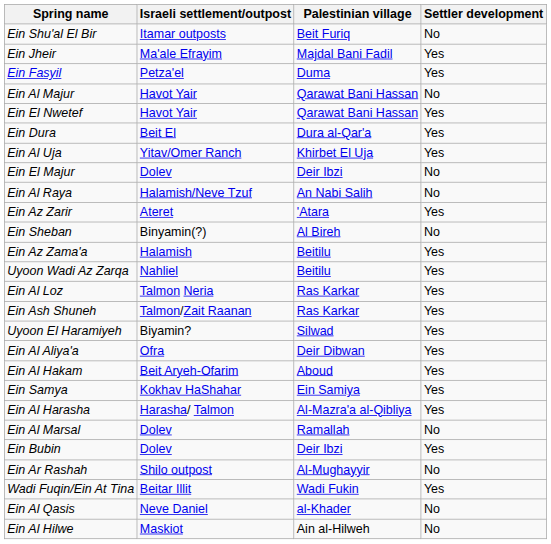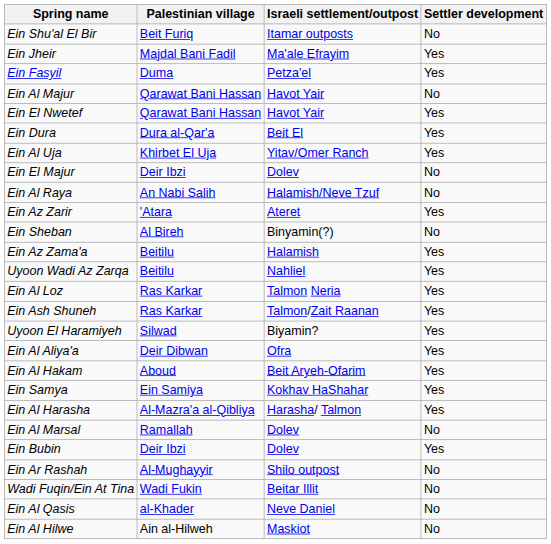columns swapped: (357, 14) <-> (215, 14)
(434, 489) Yes -> (432, 489) No
